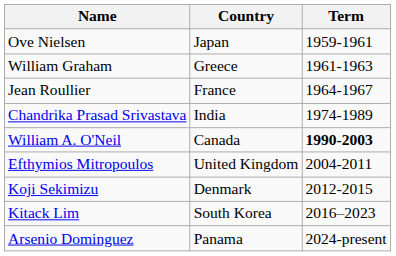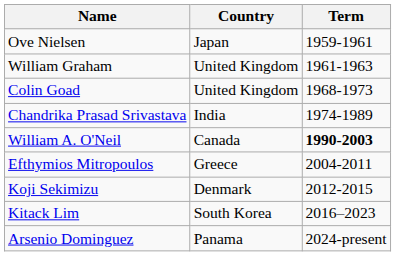(216, 66) Greece -> (246, 66) United Kingdom
- row: (49, 90)
+ row: (44, 90)
(246, 164) United Kingdom -> (216, 164) Greece
